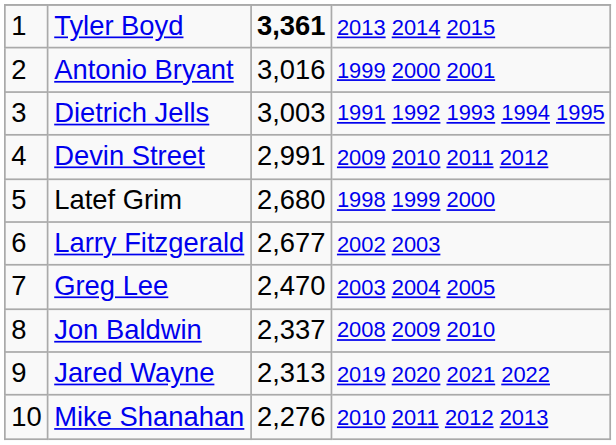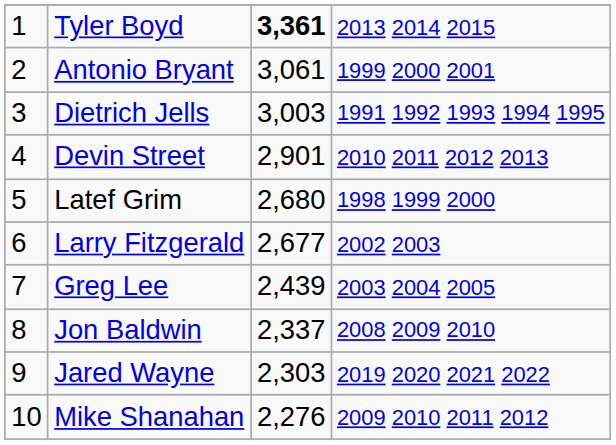(291, 69) 3,016 -> (291, 69) 3,061
(291, 156) 2,991 -> (291, 156) 2,901
(443, 157) 2009 2010 2011 2012 -> (443, 157) 2010 2011 2012 2013
(291, 286) 2,470 -> (291, 286) 2,439
(291, 373) 2,313 -> (291, 373) 2,303
(443, 417) 2010 2011 2012 2013 -> (443, 417) 2009 2010 2011 2012
